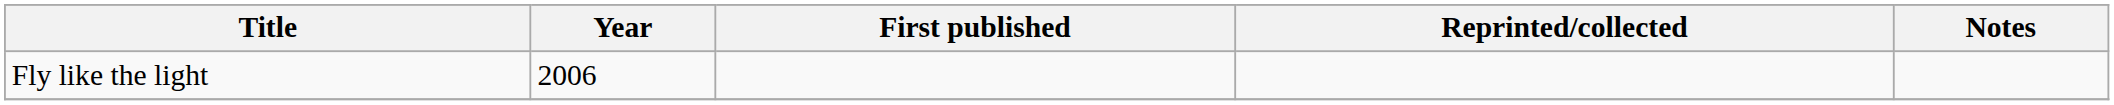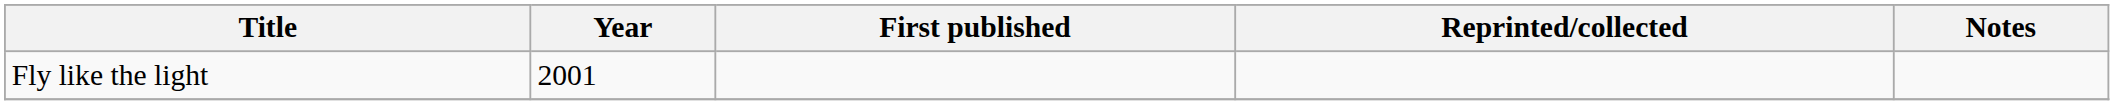(567, 74) 2006 -> (567, 74) 2001
